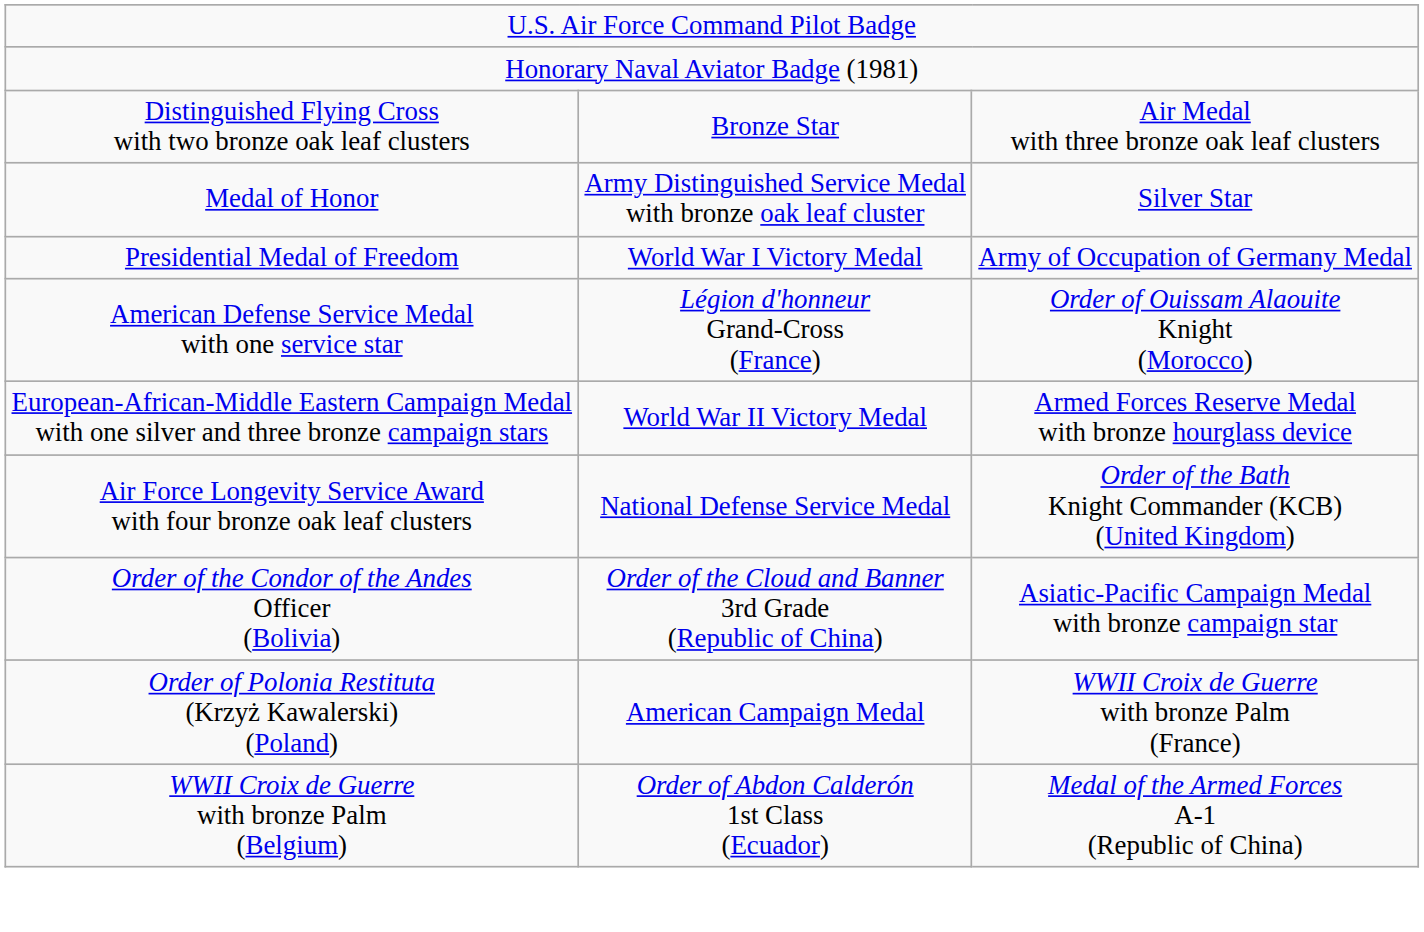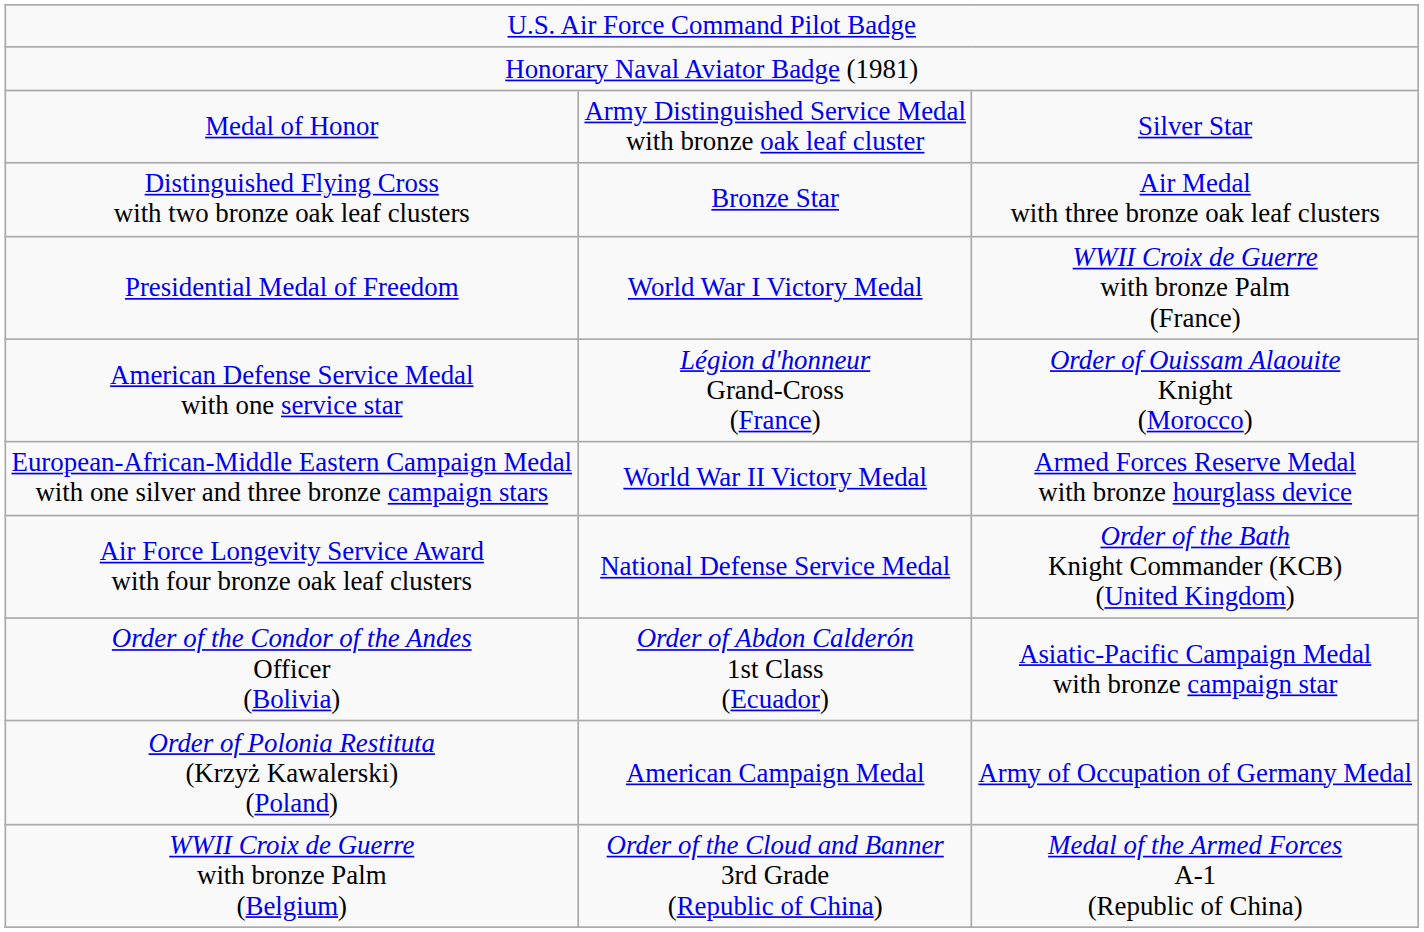rows swapped: (292, 199) <-> (292, 126)
(1195, 256) Army of Occupation of Germany Medal -> (1195, 287) WWII Croix de Guerre with bronze Palm (France)
(775, 608) Order of the Cloud and Banner 3rd Grade (Republic of China) -> (775, 669) Order of Abdon Calderón 1st Class (Ecuador)
(1195, 711) WWII Croix de Guerre with bronze Palm (France) -> (1195, 772) Army of Occupation of Germany Medal
(775, 814) Order of Abdon Calderón 1st Class (Ecuador) -> (775, 875) Order of the Cloud and Banner 3rd Grade (Republic of China)
